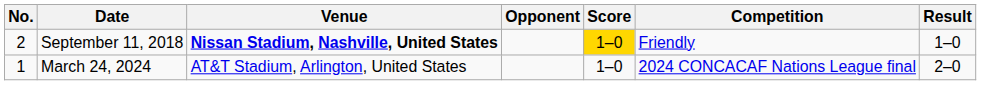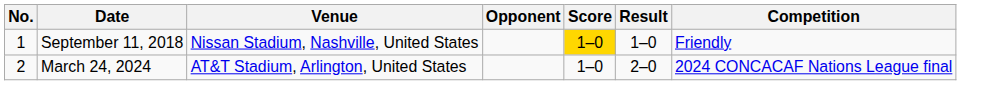columns swapped: (947, 17) <-> (777, 17)
(21, 42) 2 -> (21, 42) 1
(344, 42) bold -> (335, 42) normal
(21, 67) 1 -> (21, 67) 2
